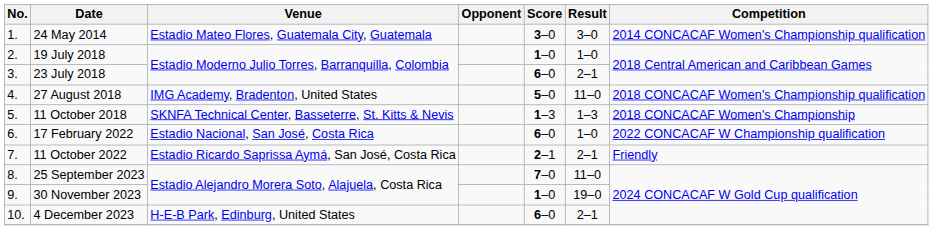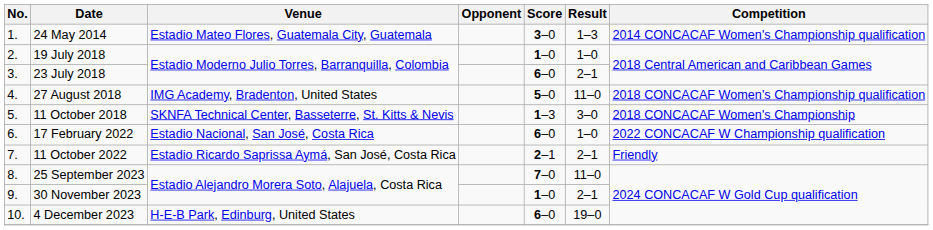(587, 34) 3–0 -> (587, 34) 1–3
(587, 114) 1–3 -> (587, 114) 3–0
(587, 194) 19–0 -> (587, 194) 2–1
(587, 214) 2–1 -> (587, 214) 19–0
